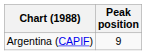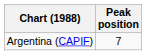(118, 41) 9 -> (118, 41) 7
